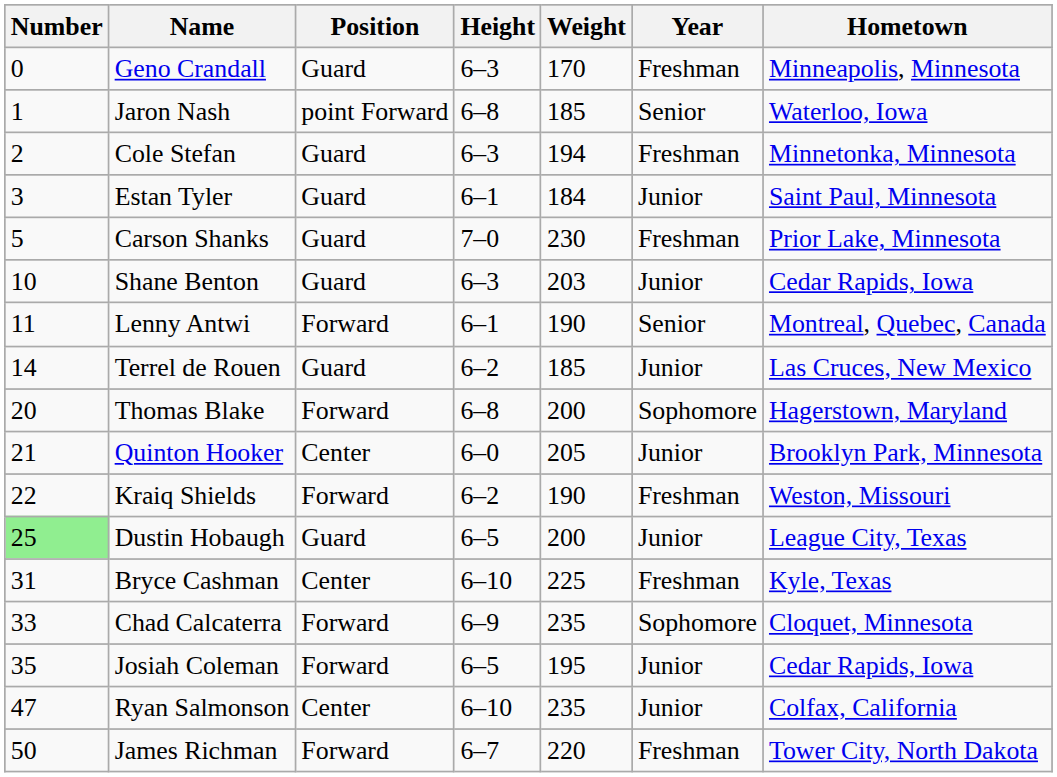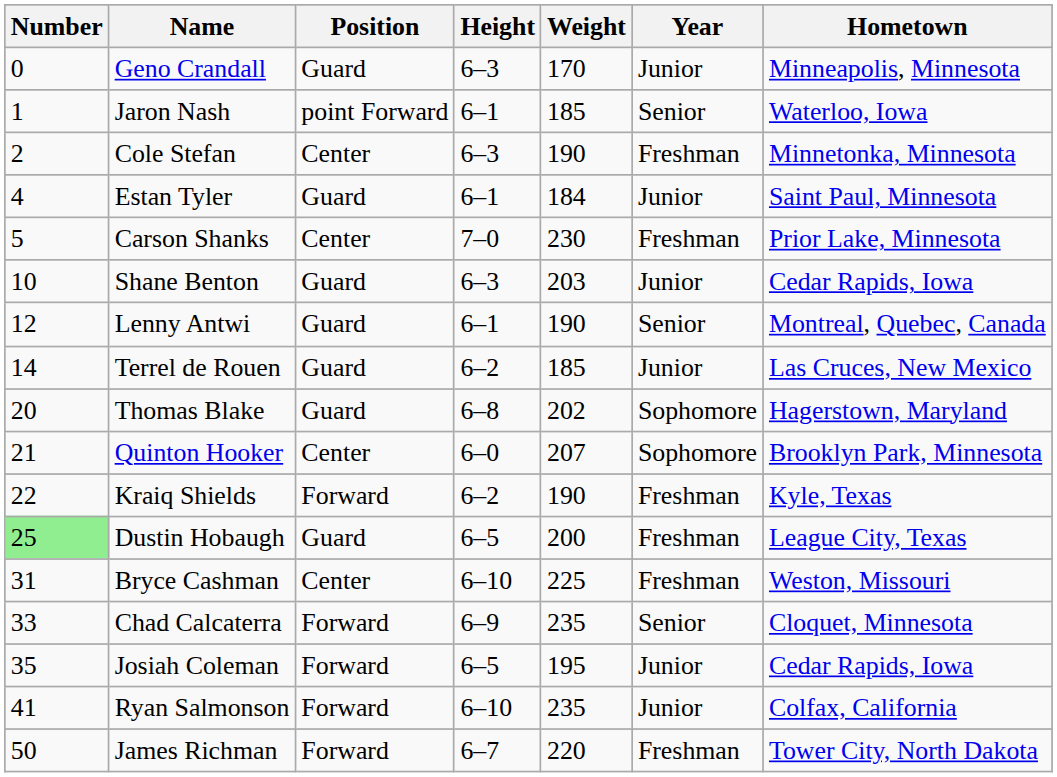(689, 68) Freshman -> (670, 68) Junior
(480, 111) 6–8 -> (480, 111) 6–1
(334, 153) Guard -> (336, 153) Center
(566, 153) 194 -> (566, 153) 190
(17, 196) 3 -> (17, 196) 4
(334, 239) Guard -> (336, 239) Center
(23, 324) 11 -> (24, 324) 12
(345, 324) Forward -> (334, 324) Guard
(345, 409) Forward -> (334, 409) Guard
(566, 409) 200 -> (566, 409) 202
(566, 452) 205 -> (566, 452) 207
(670, 452) Junior -> (697, 452) Sophomore
(860, 494) Weston, Missouri -> (830, 494) Kyle, Texas
(670, 537) Junior -> (689, 537) Freshman
(830, 579) Kyle, Texas -> (860, 579) Weston, Missouri
(697, 622) Sophomore -> (672, 622) Senior
(24, 707) 47 -> (24, 707) 41
(336, 707) Center -> (345, 707) Forward
